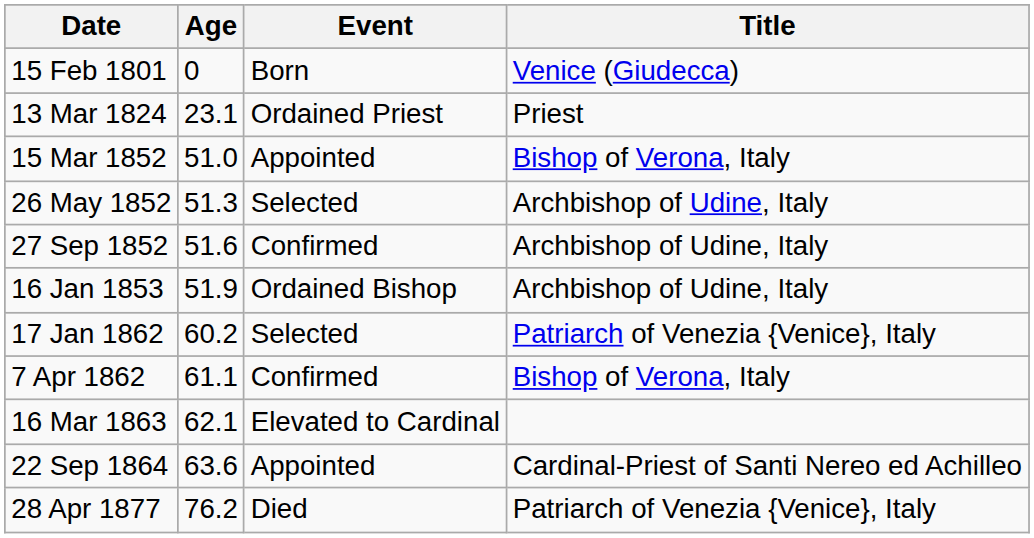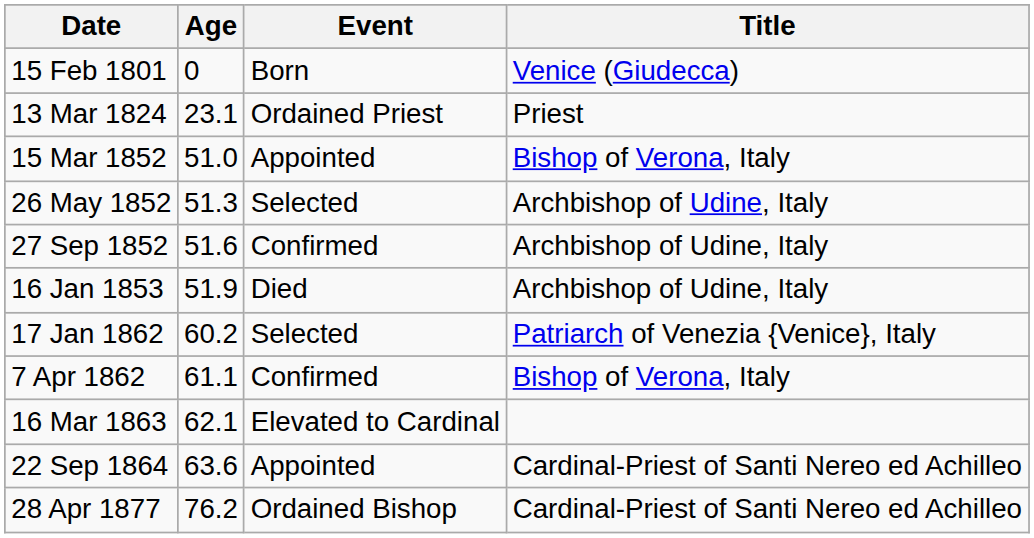(354, 289) Ordained Bishop -> (279, 289) Died
(279, 509) Died -> (354, 509) Ordained Bishop
(724, 509) Patriarch of Venezia {Venice}, Italy -> (767, 509) Cardinal-Priest of Santi Nereo ed Achilleo
